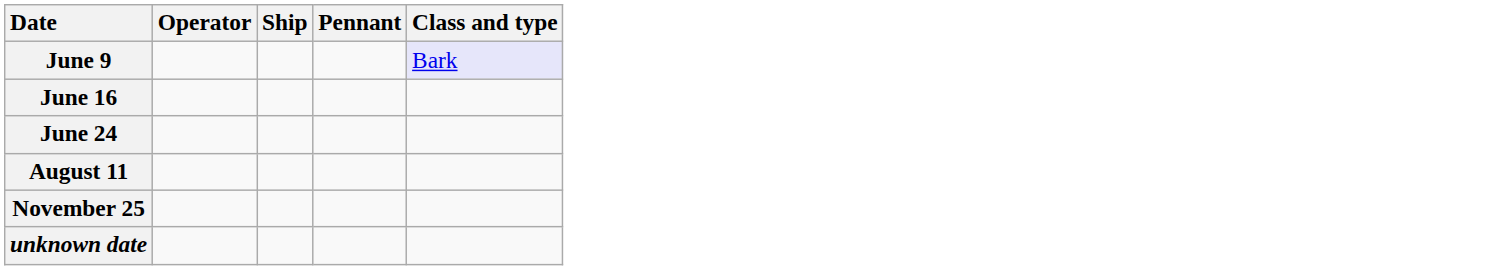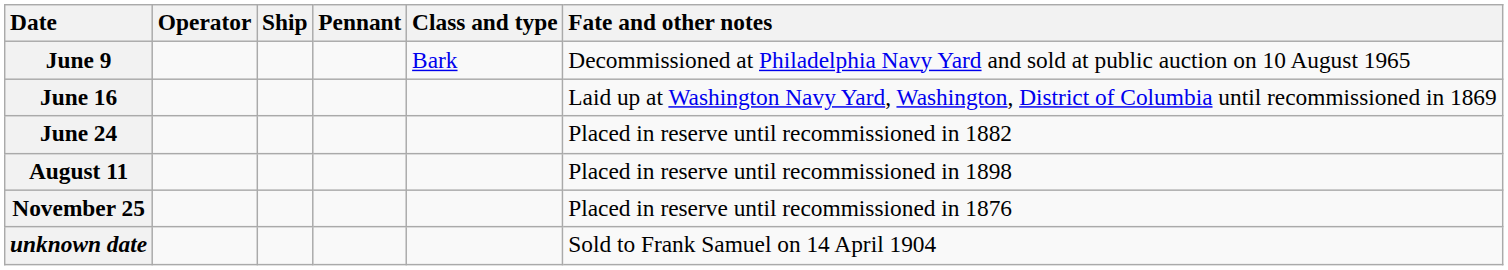+ column: (670, 23)
(435, 60) lavender background -> (435, 60) no background
